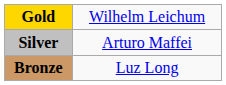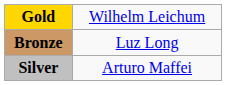rows swapped: (38, 42) <-> (38, 67)
